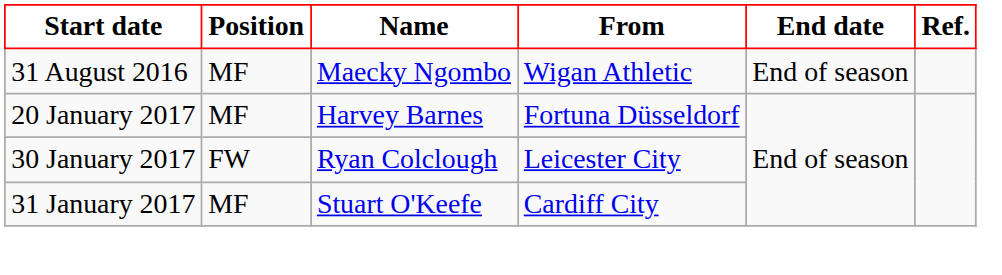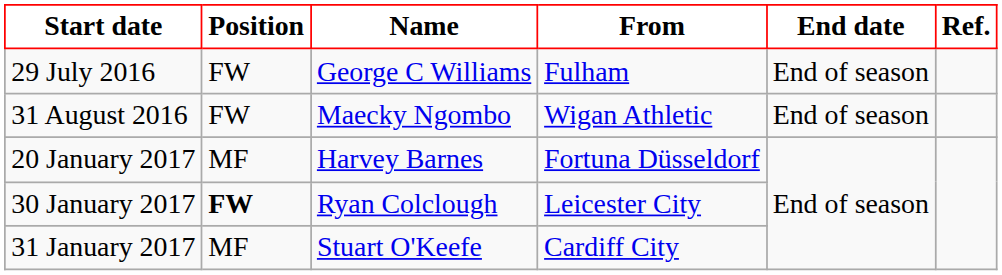+ row: (83, 70)
(228, 70) MF -> (229, 114) FW
(229, 159) normal -> (231, 203) bold
